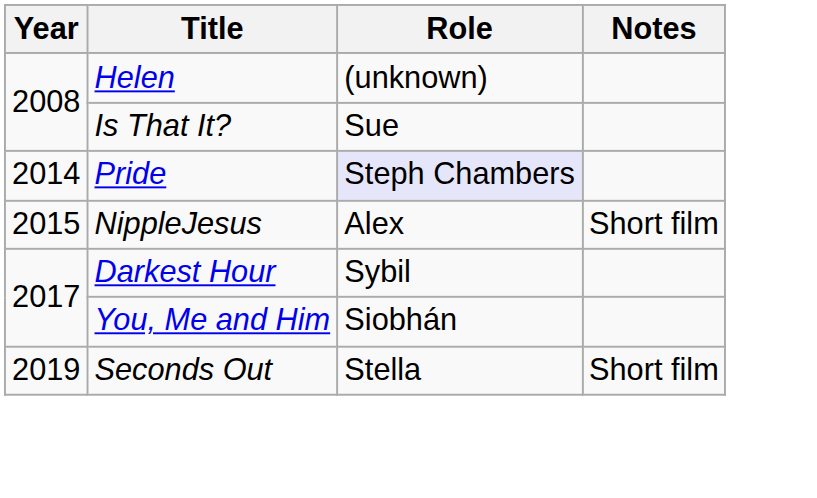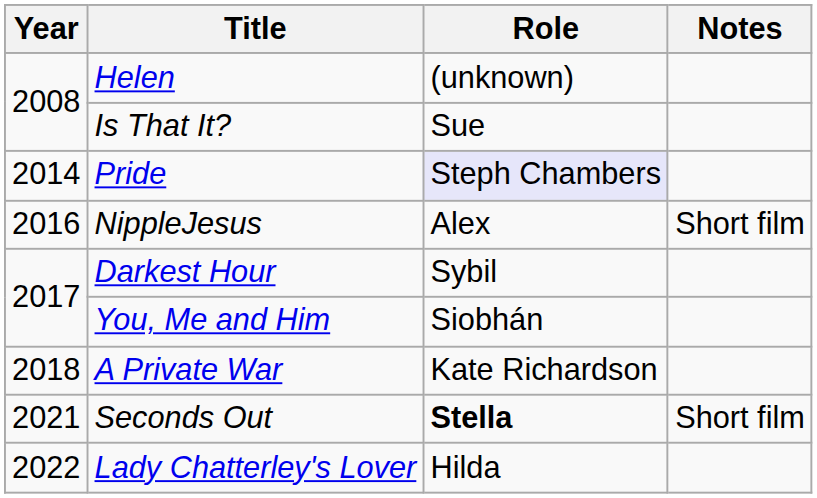(46, 223) 2015 -> (46, 223) 2016
+ row: (188, 369)
(46, 369) 2019 -> (46, 418) 2021
(383, 369) normal -> (471, 418) bold
+ row: (255, 467)
